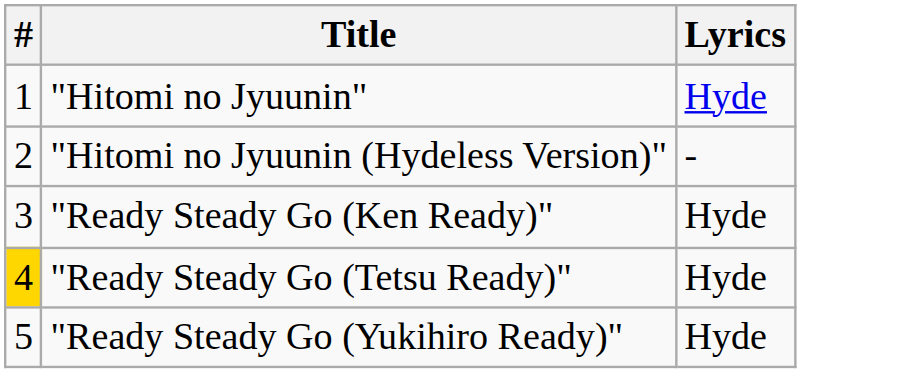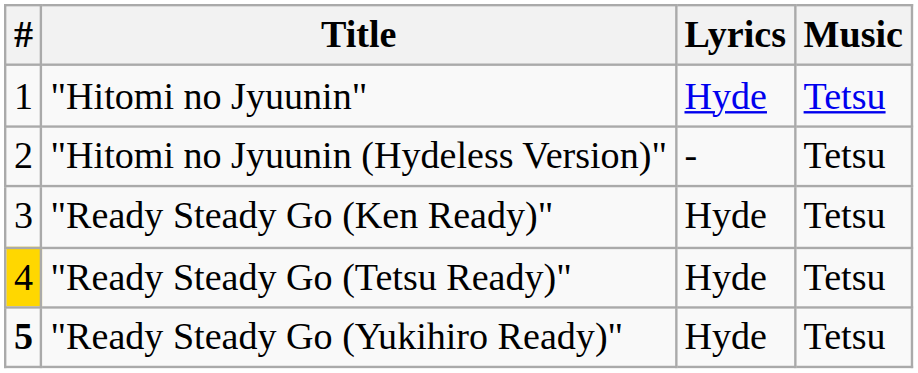+ column: (853, 34)
(23, 336) normal -> (23, 336) bold
